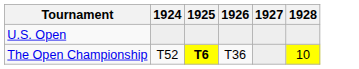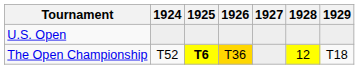+ column: (337, 15)
(235, 55) no background -> (235, 55) gold background
(303, 55) 10 -> (303, 55) 12
